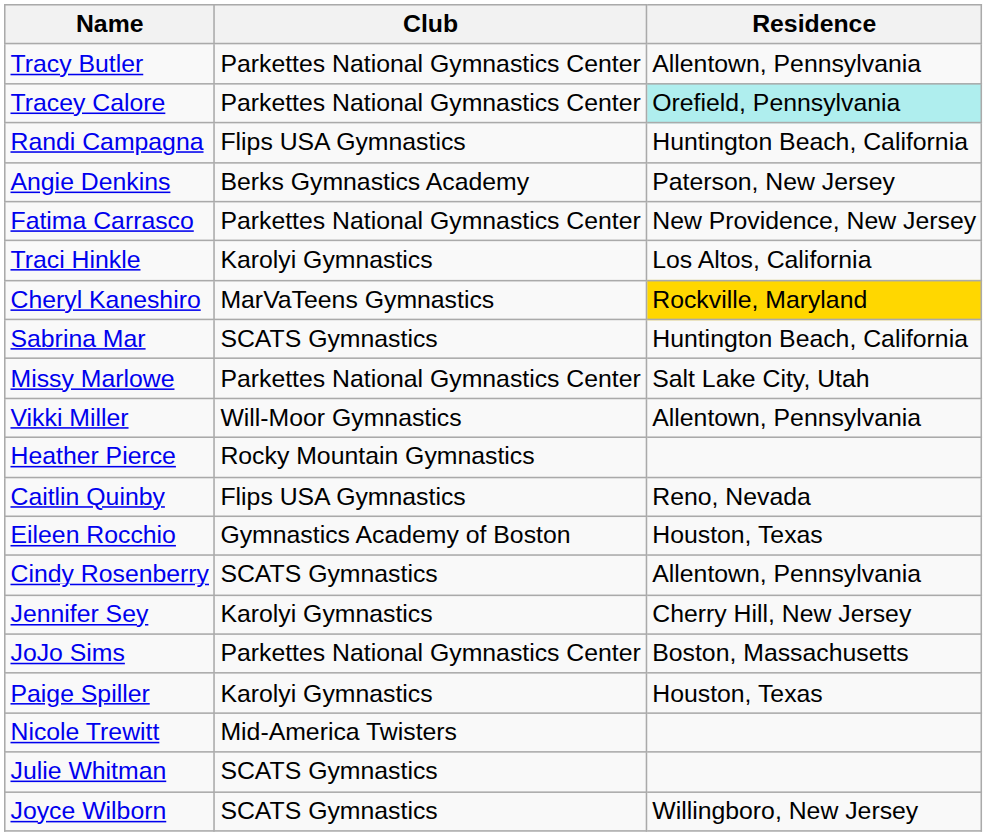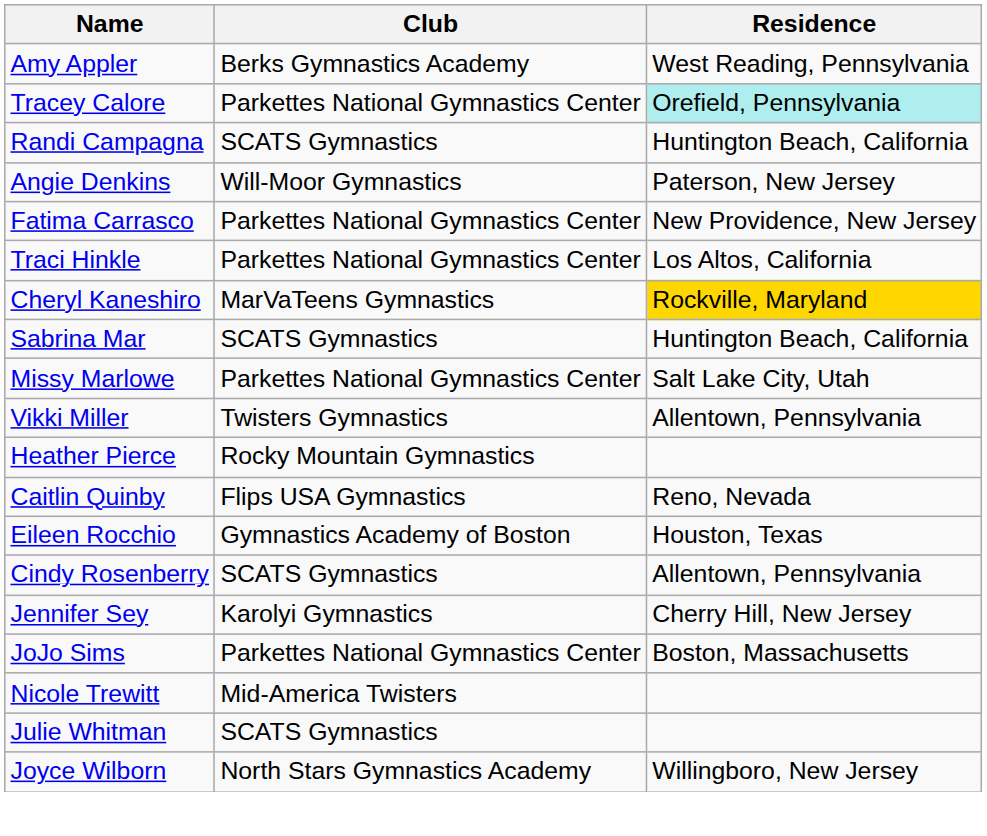+ row: (74, 63)
- row: (77, 63)
(343, 142) Flips USA Gymnastics -> (329, 142) SCATS Gymnastics
(375, 181) Berks Gymnastics Academy -> (341, 181) Will-Moor Gymnastics
(327, 260) Karolyi Gymnastics -> (431, 260) Parkettes National Gymnastics Center
(341, 417) Will-Moor Gymnastics -> (334, 417) Twisters Gymnastics
- row: (80, 692)
(329, 810) SCATS Gymnastics -> (406, 771) North Stars Gymnastics Academy
